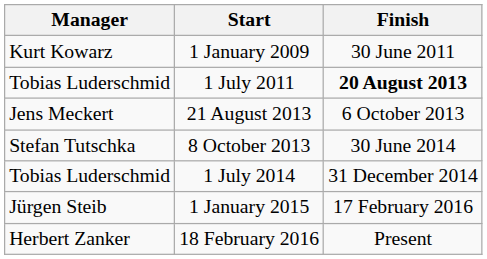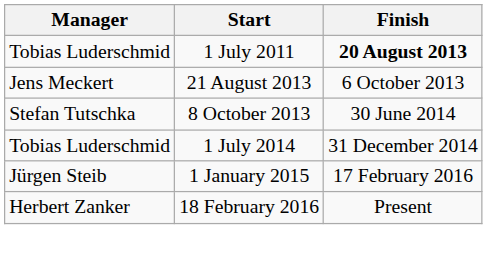- row: (249, 51)
